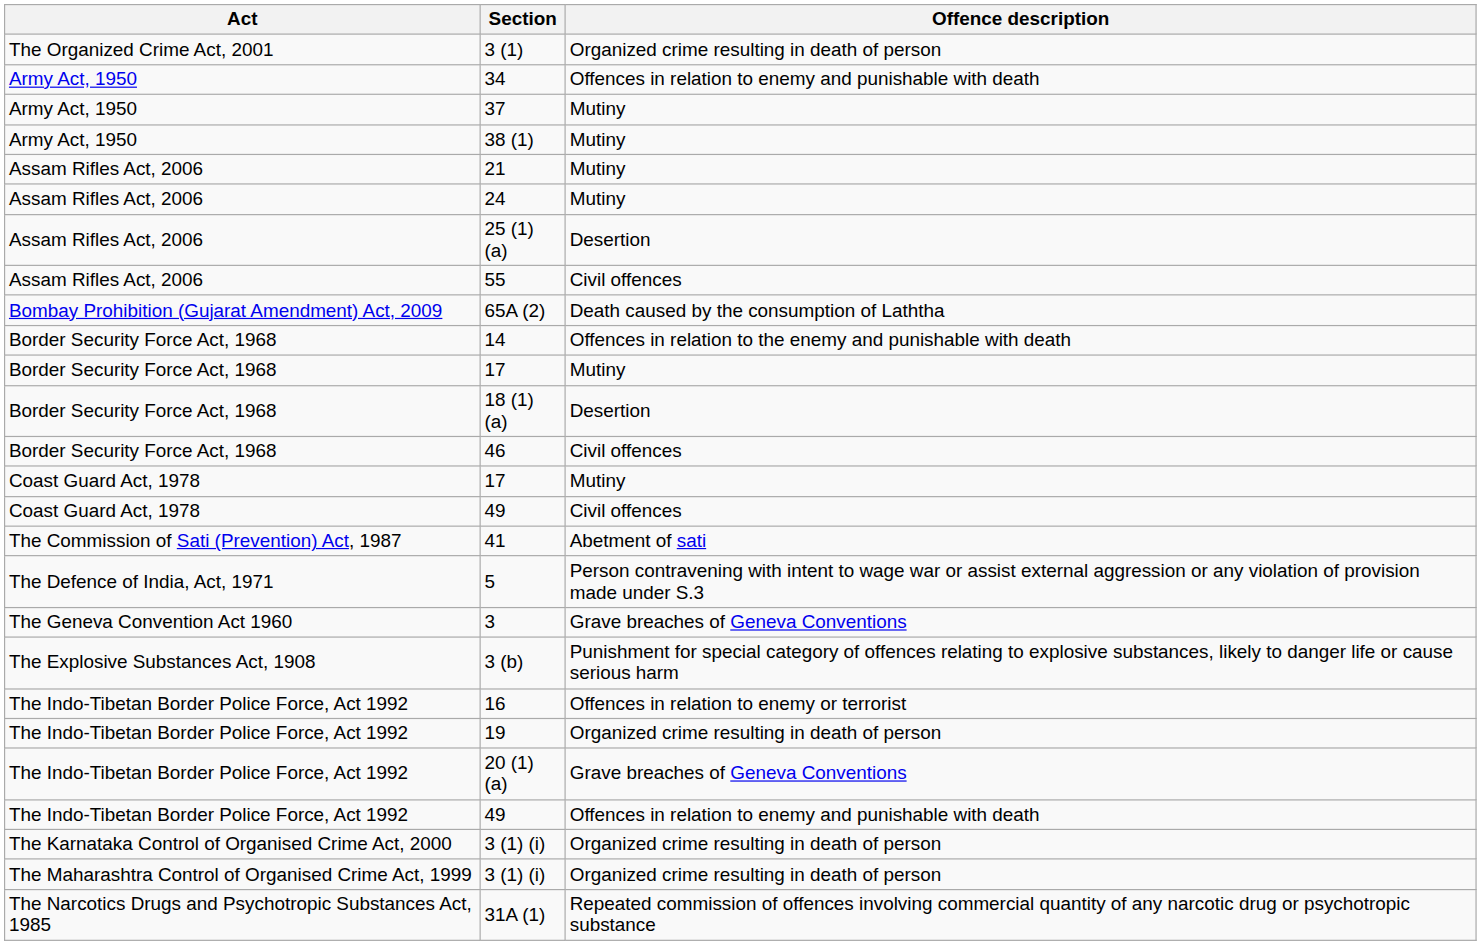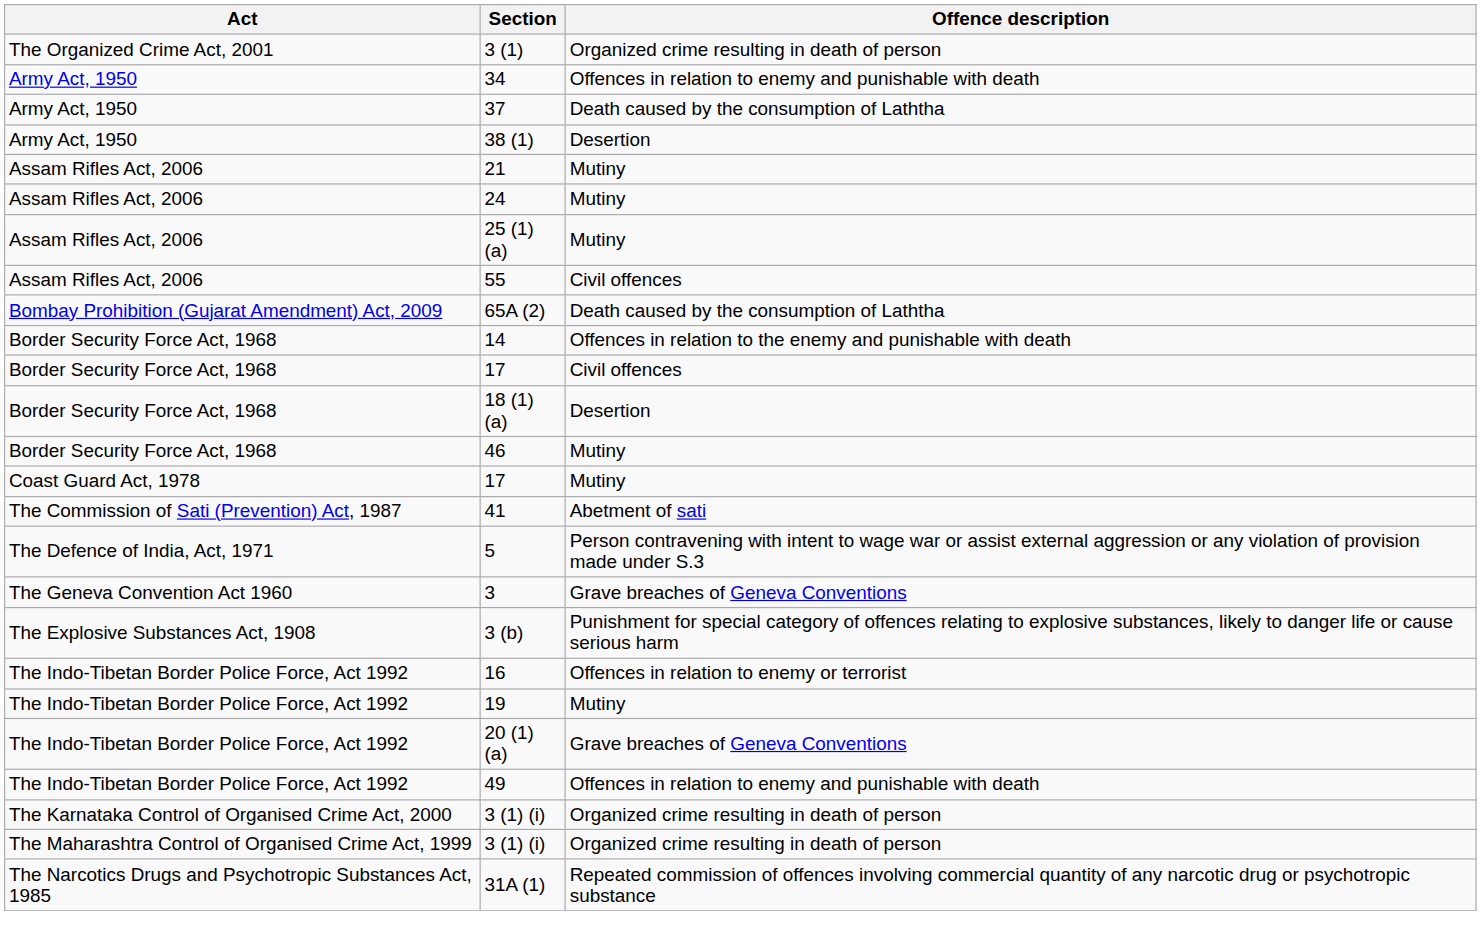(598, 109) Mutiny -> (757, 109) Death caused by the consumption of Laththa
(598, 139) Mutiny -> (610, 139) Desertion
(610, 239) Desertion -> (598, 239) Mutiny
(598, 370) Mutiny -> (626, 370) Civil offences
(626, 451) Civil offences -> (598, 451) Mutiny
- row: (104, 511)
(755, 733) Organized crime resulting in death of person -> (598, 703) Mutiny
